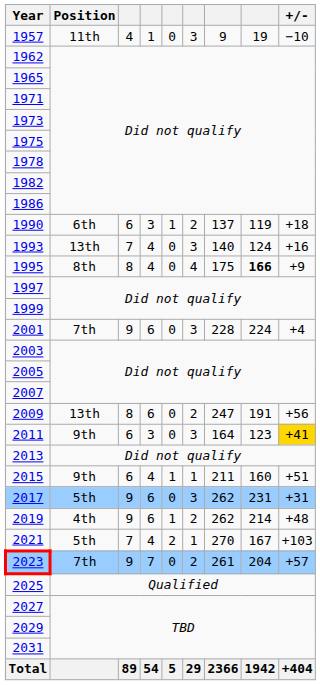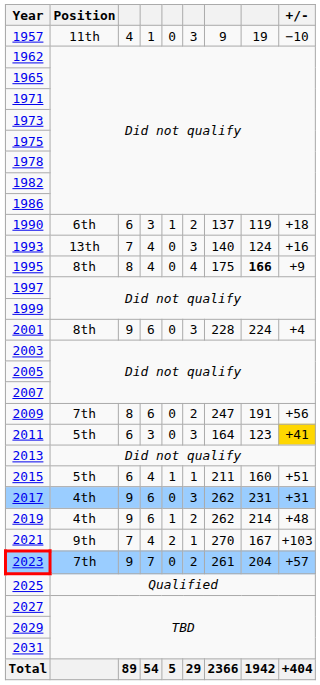(84, 330) 7th -> (84, 330) 8th
(84, 414) 13th -> (84, 414) 7th
(84, 434) 9th -> (84, 434) 5th
(84, 476) 9th -> (84, 476) 5th
(84, 497) 5th -> (84, 497) 4th
(84, 540) 5th -> (84, 540) 9th
